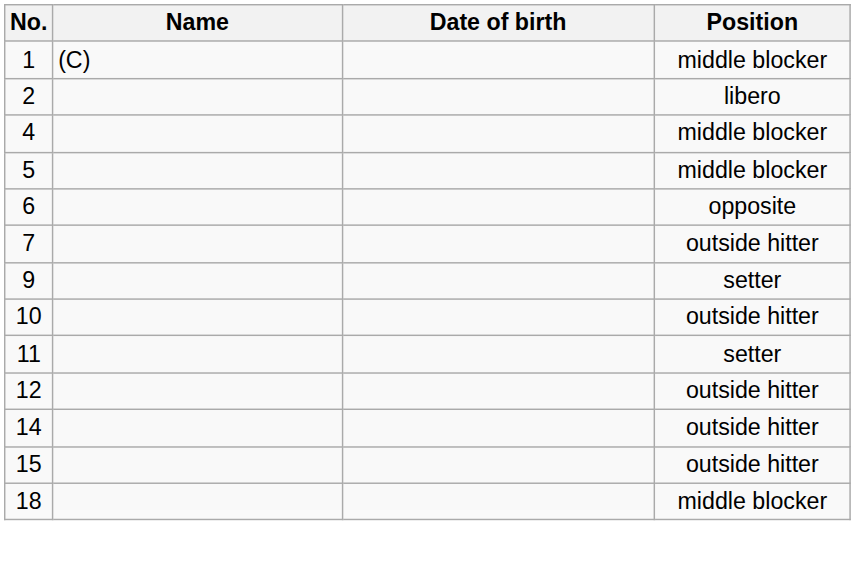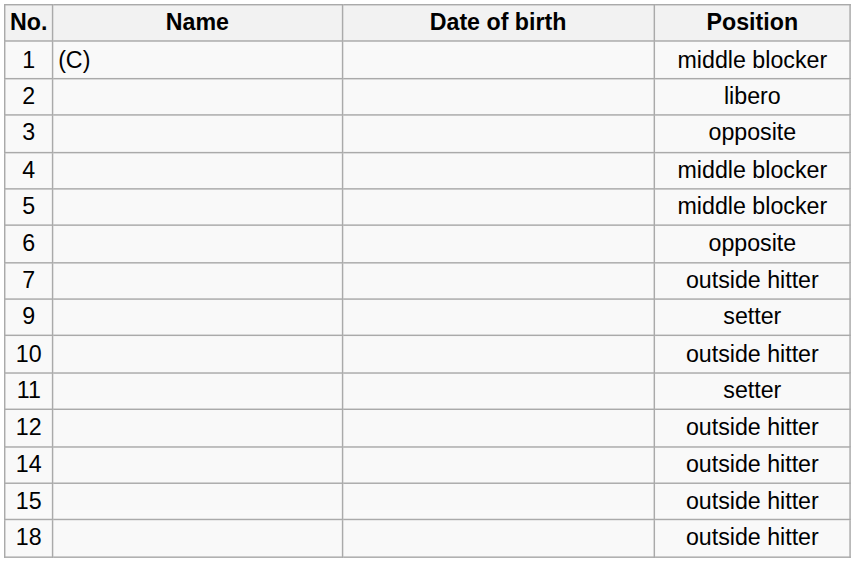+ row: (29, 133)
(752, 501) middle blocker -> (752, 538) outside hitter
